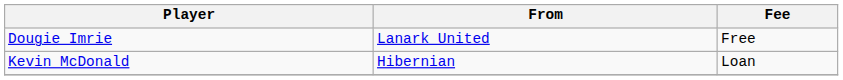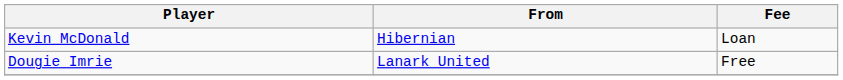rows swapped: (69, 63) <-> (60, 40)
